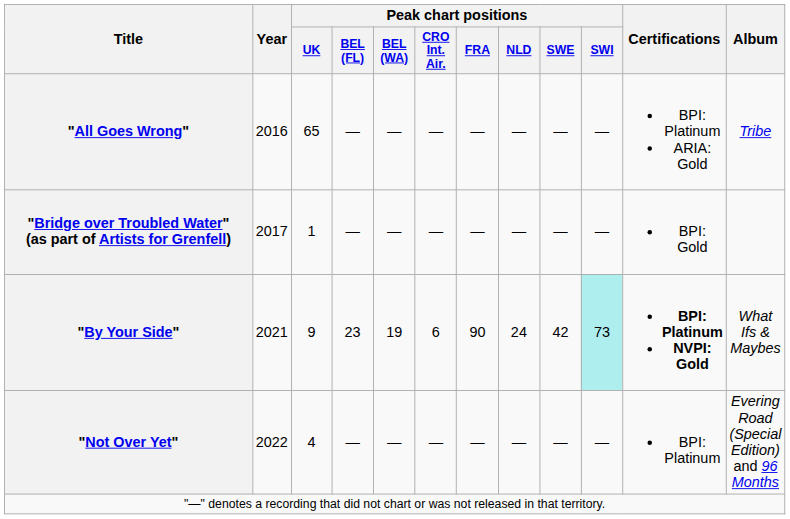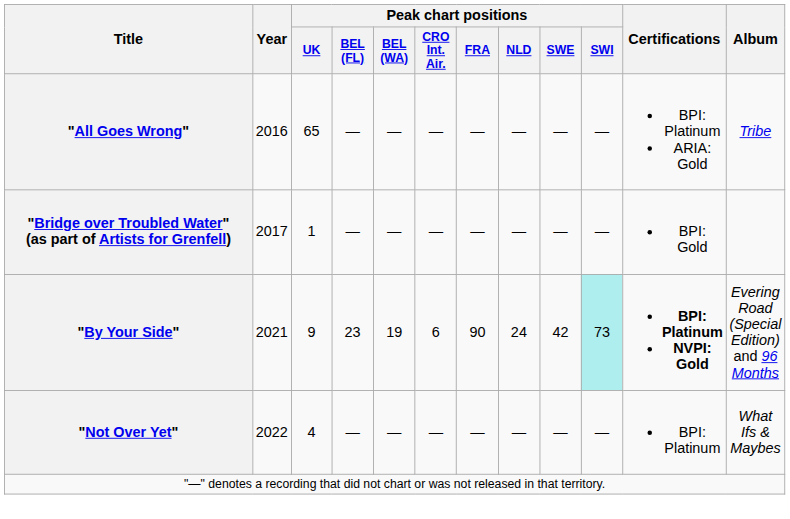(755, 332) What Ifs & Maybes -> (755, 332) Evering Road (Special Edition) and 96 Months
(755, 442) Evering Road (Special Edition) and 96 Months -> (755, 432) What Ifs & Maybes
